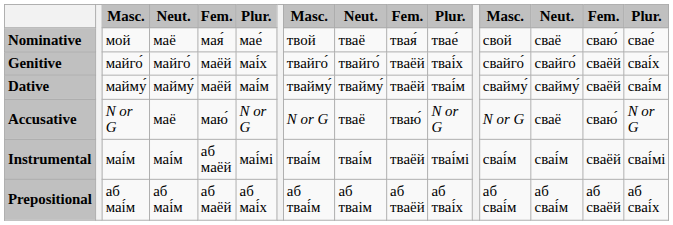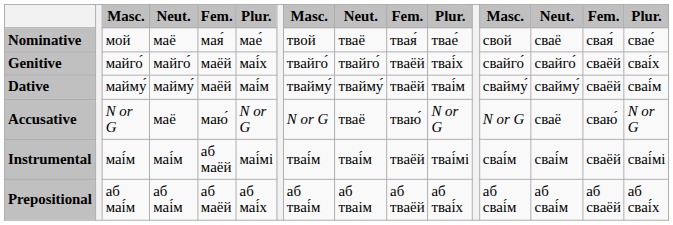(602, 39) сваю́ -> (600, 39) свая́
